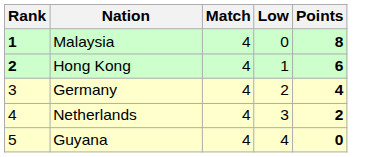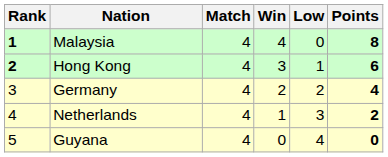+ column: (272, 16)
